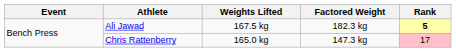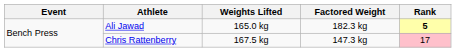(251, 26) 167.5 kg -> (251, 26) 165.0 kg
(251, 41) 165.0 kg -> (251, 41) 167.5 kg
